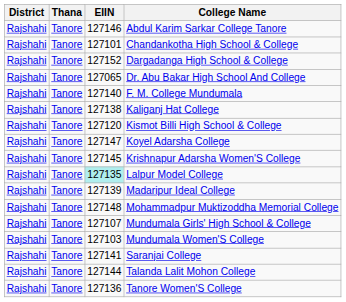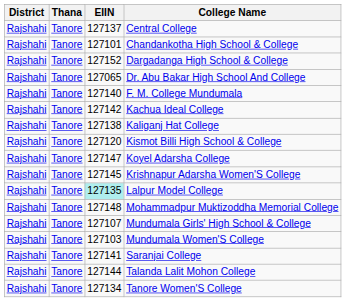- row: (206, 28)
+ row: (161, 28)
+ row: (175, 110)
- row: (181, 191)
(104, 288) 127136 -> (104, 288) 127134
